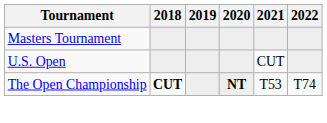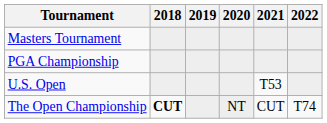+ row: (63, 61)
(271, 61) CUT -> (271, 84) T53
(237, 84) bold -> (237, 107) normal
(271, 84) T53 -> (271, 107) CUT
